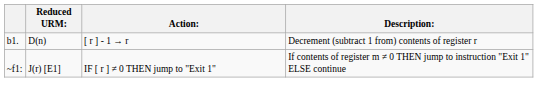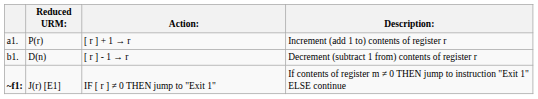+ row: (36, 40)
(15, 69) normal -> (15, 85) bold
